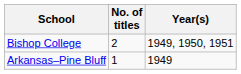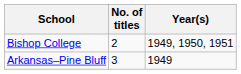(114, 60) 1 -> (114, 60) 3
